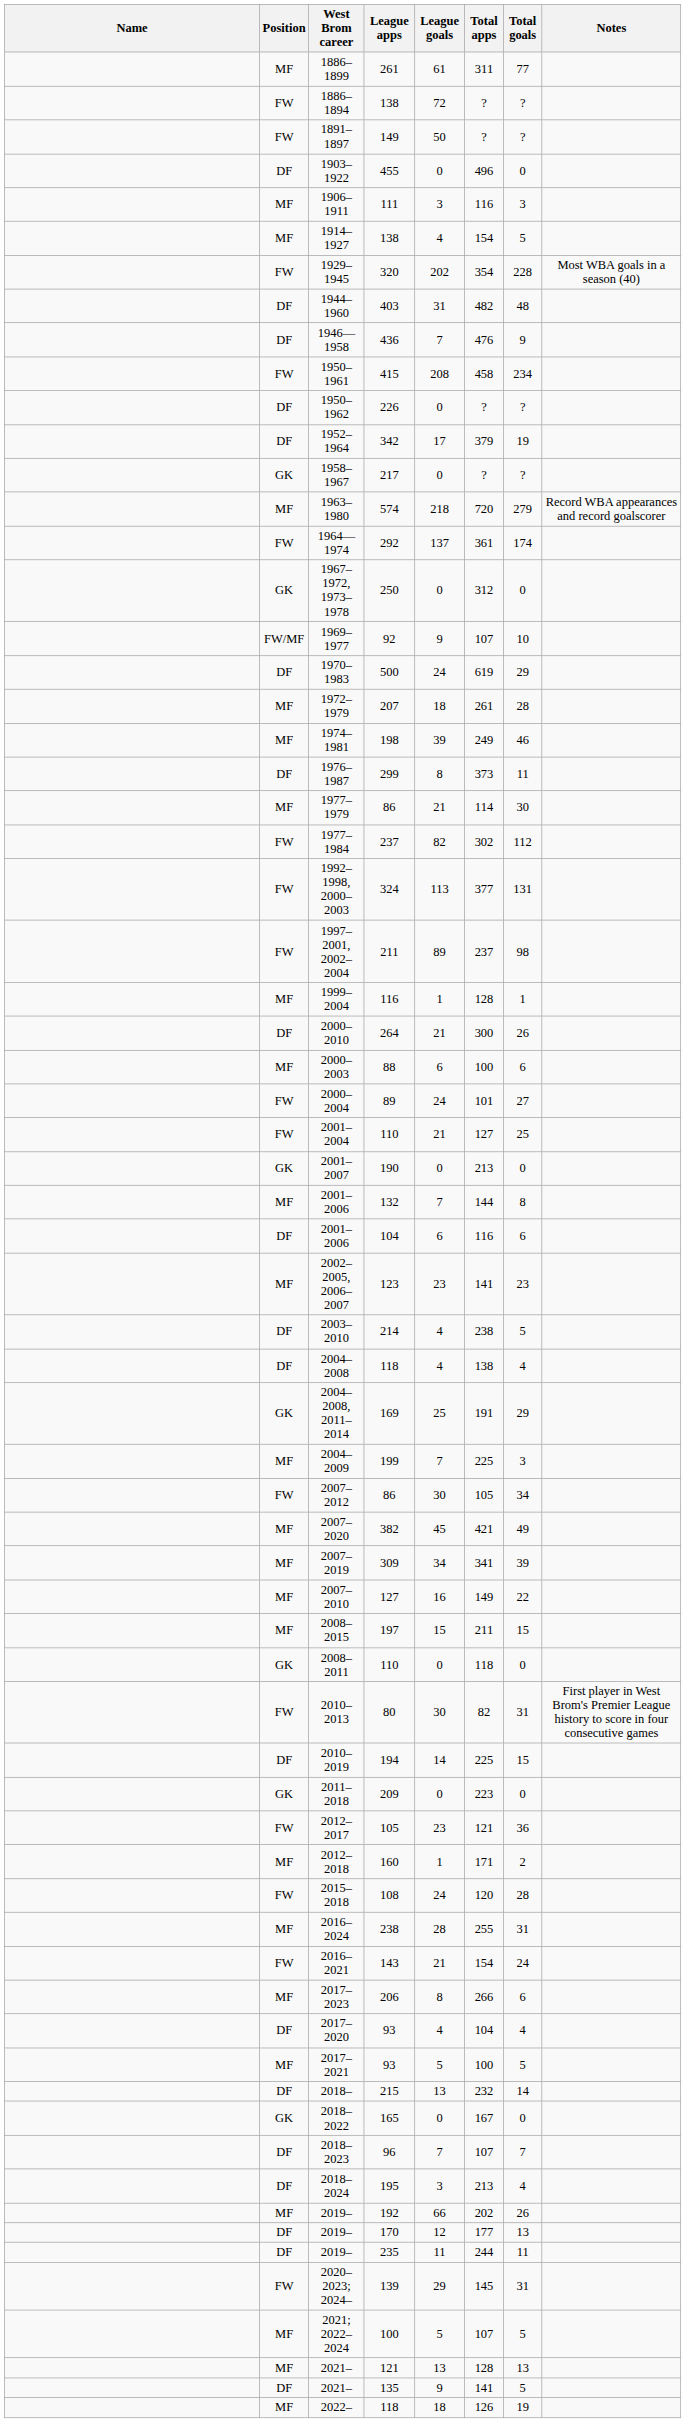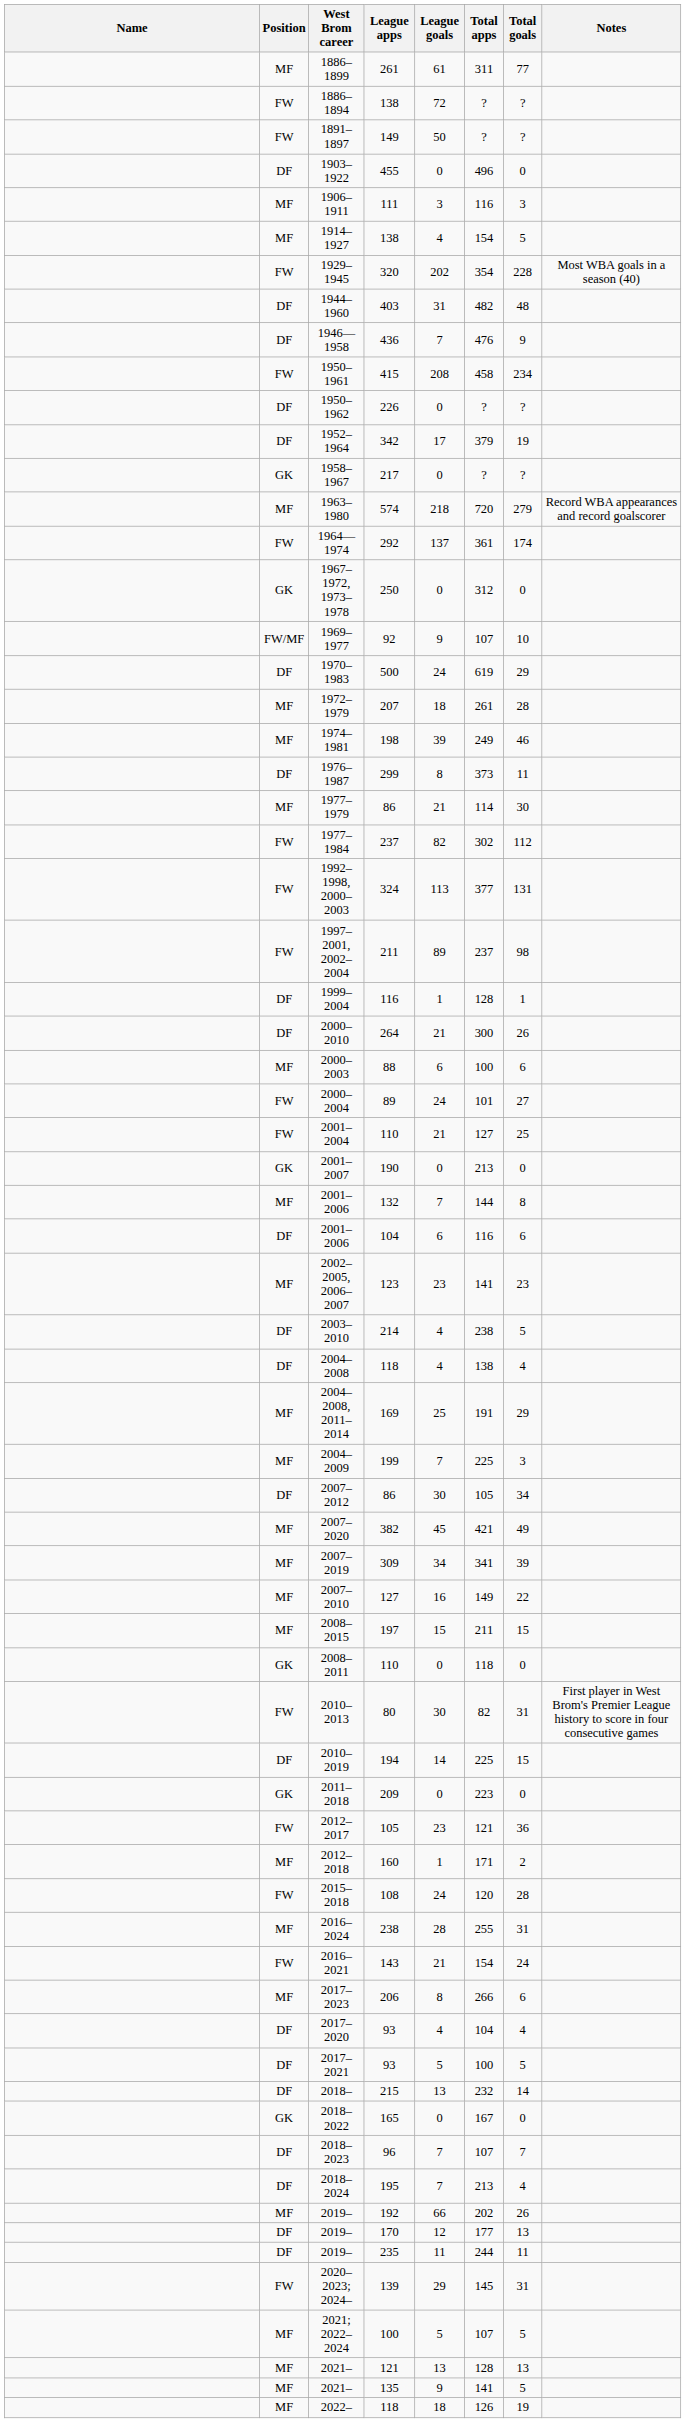(284, 999) MF -> (284, 999) DF
(284, 1413) GK -> (284, 1413) MF
(284, 1495) FW -> (284, 1495) DF
(284, 2064) MF -> (284, 2064) DF
(440, 2186) 3 -> (440, 2186) 7
(284, 2387) DF -> (284, 2387) MF
